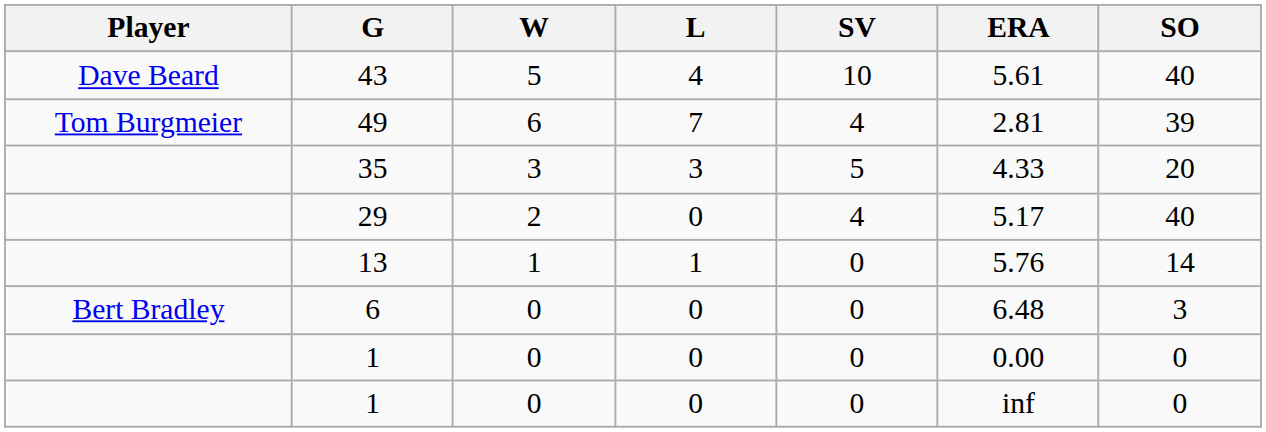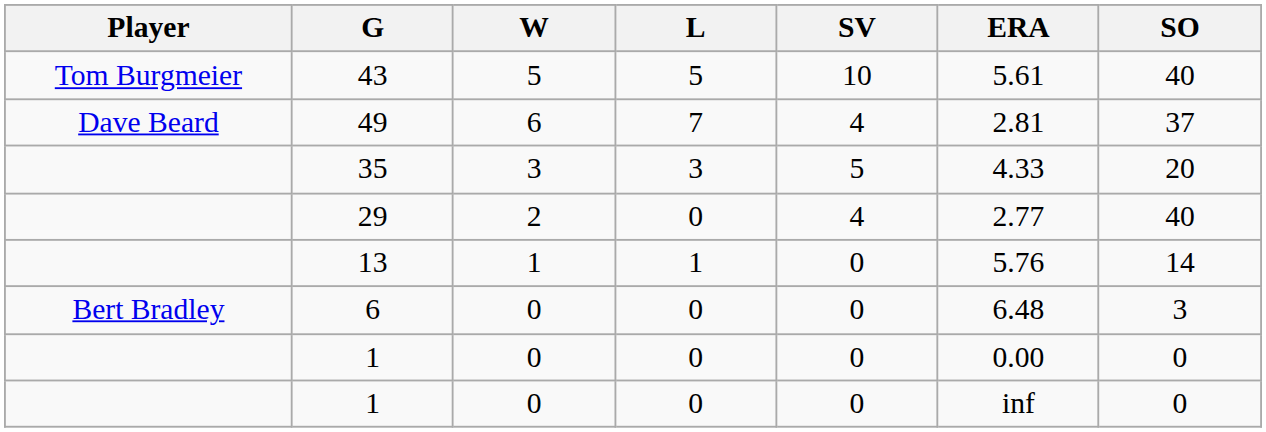(148, 74) Dave Beard -> (148, 74) Tom Burgmeier
(696, 74) 4 -> (696, 74) 5
(148, 121) Tom Burgmeier -> (148, 121) Dave Beard
(1180, 121) 39 -> (1180, 121) 37
(1018, 215) 5.17 -> (1018, 215) 2.77
